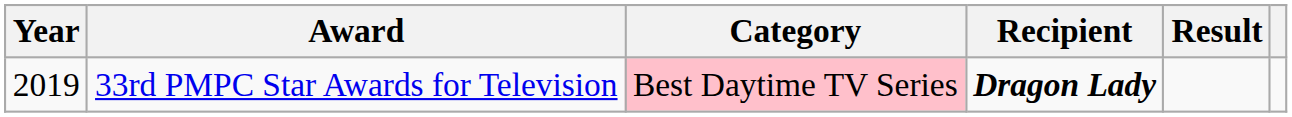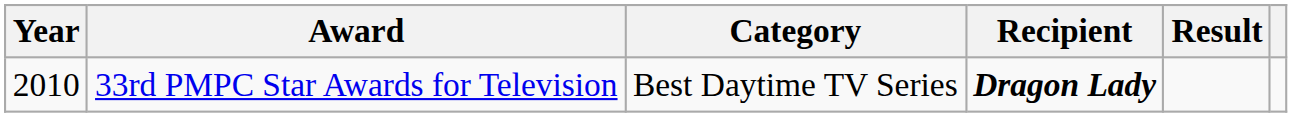(46, 84) 2019 -> (46, 84) 2010
(795, 84) pink background -> (795, 84) no background
